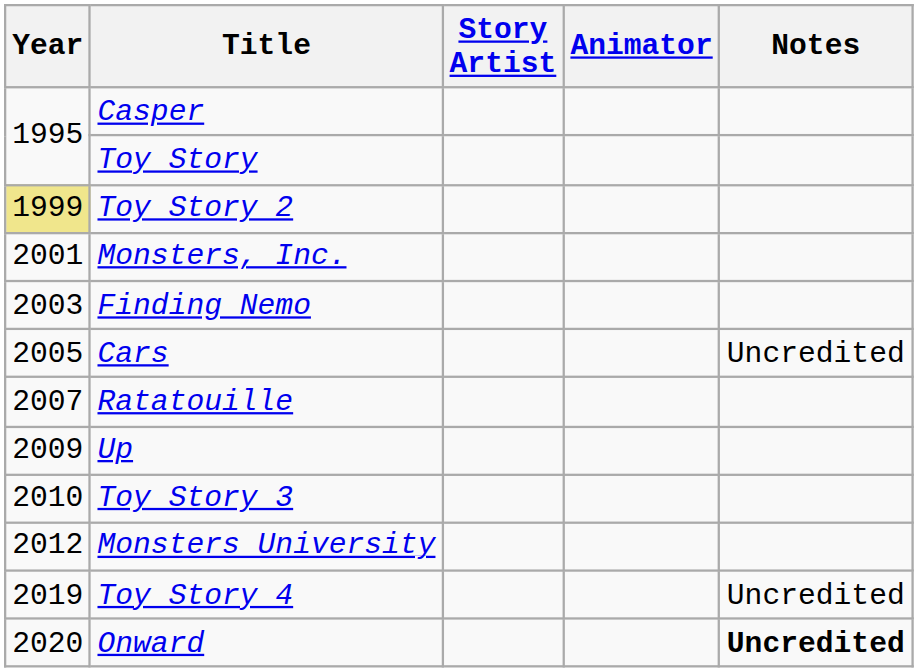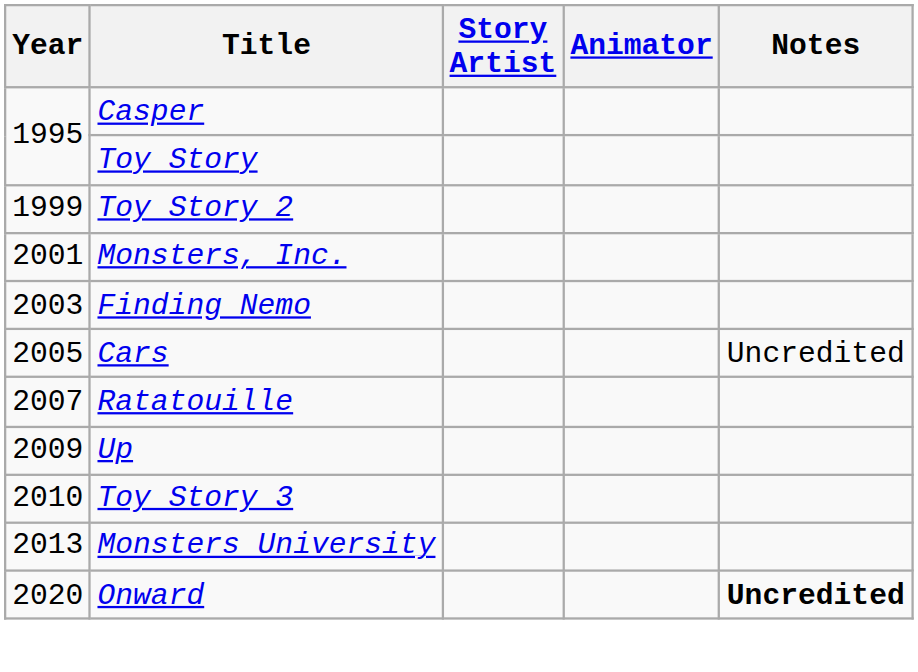(48, 208) khaki background -> (48, 208) no background
(48, 547) 2012 -> (48, 547) 2013
- row: (195, 595)
